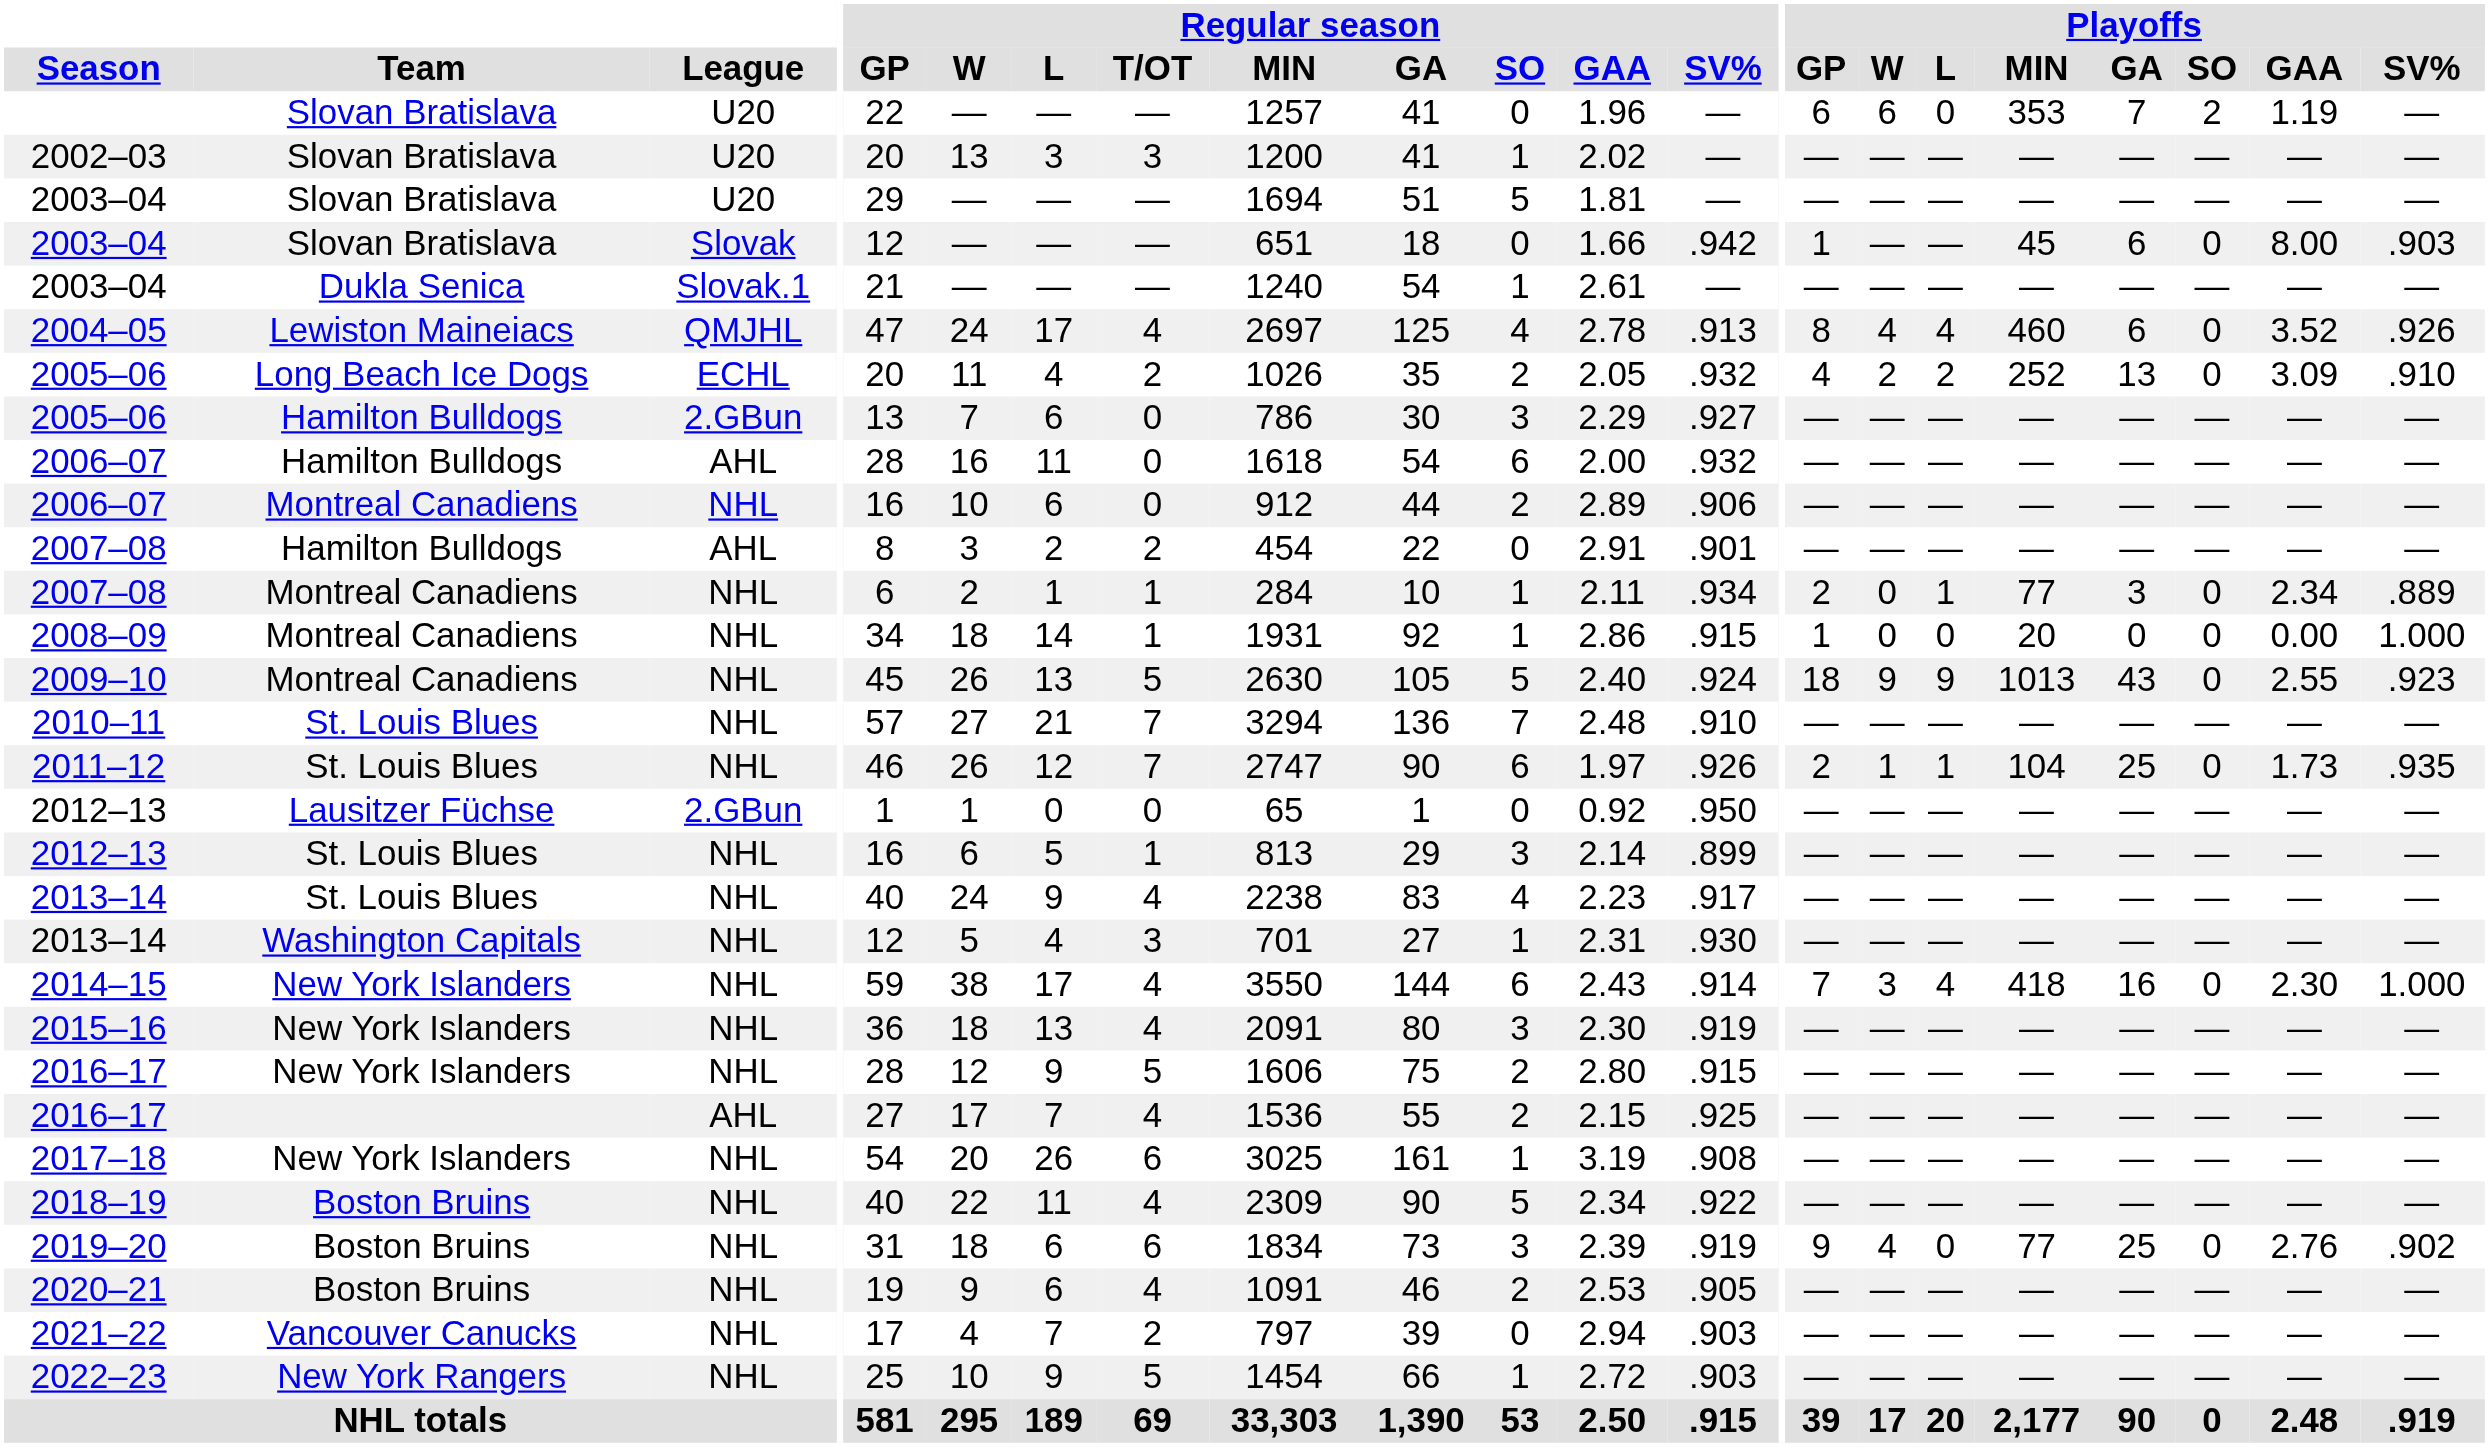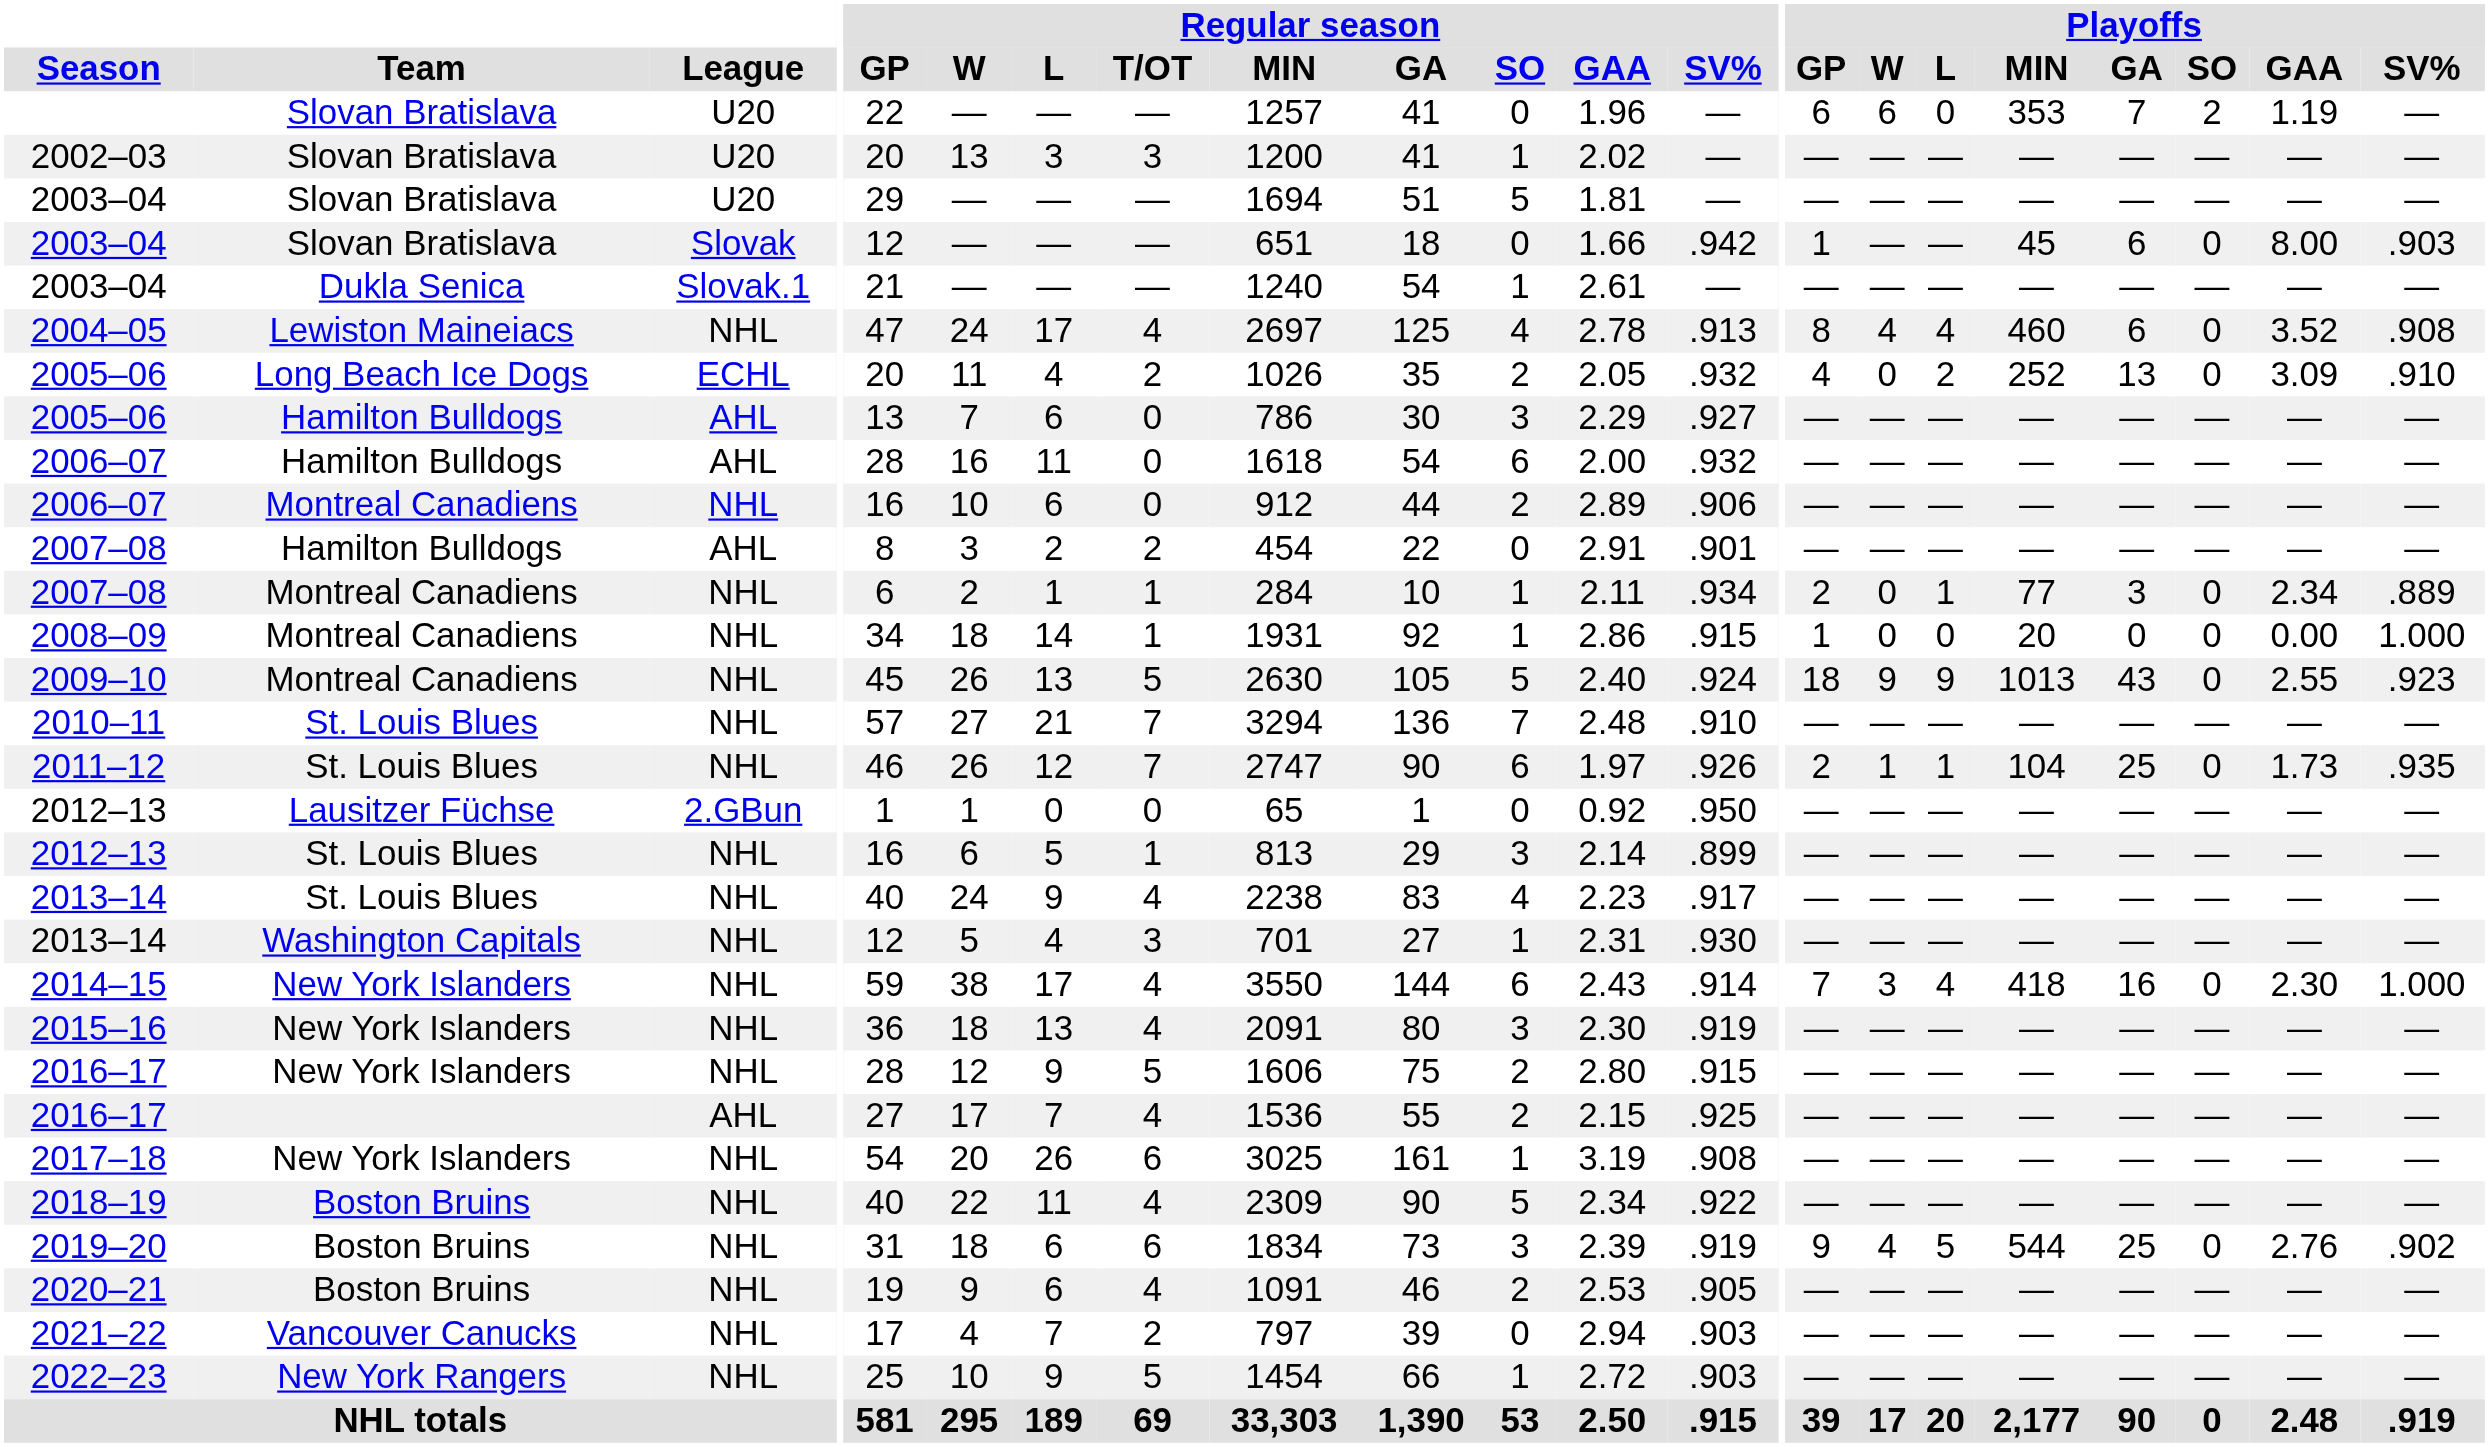(743, 330) QMJHL -> (743, 330) NHL
(2422, 330) .926 -> (2422, 330) .908
(1887, 374) 2 -> (1887, 374) 0
(743, 417) 2.GBun -> (743, 417) AHL
(1945, 1246) 0 -> (1945, 1246) 5
(2037, 1246) 77 -> (2037, 1246) 544
